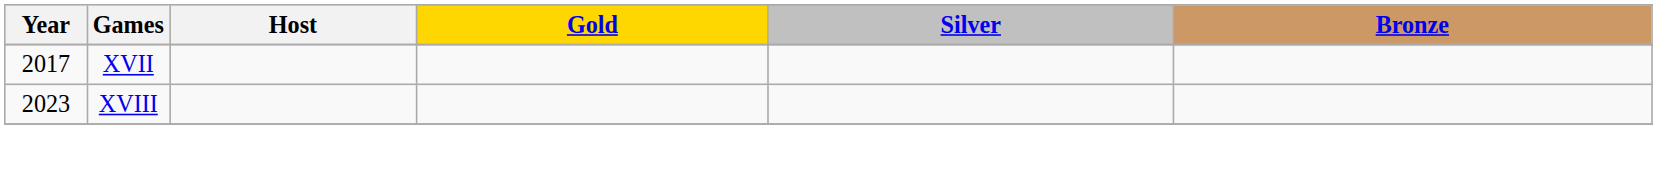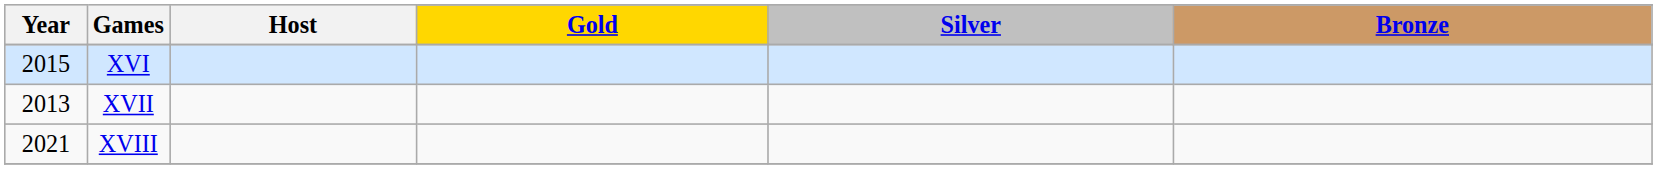+ row: (128, 64)
(46, 64) 2017 -> (46, 104) 2013
(46, 104) 2023 -> (46, 144) 2021
